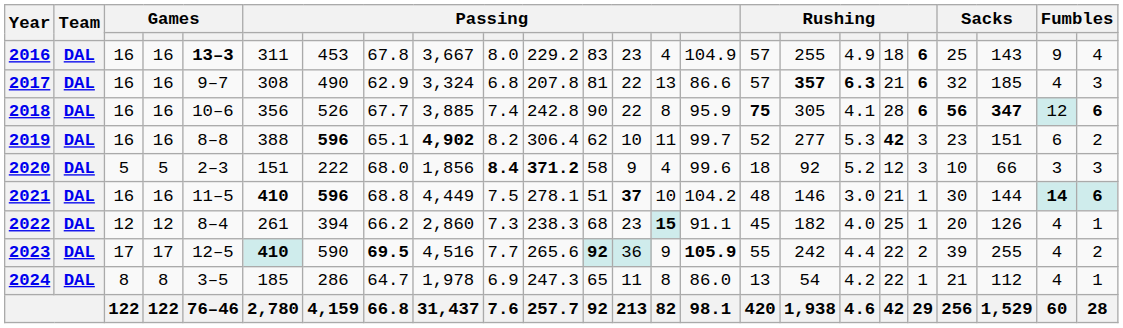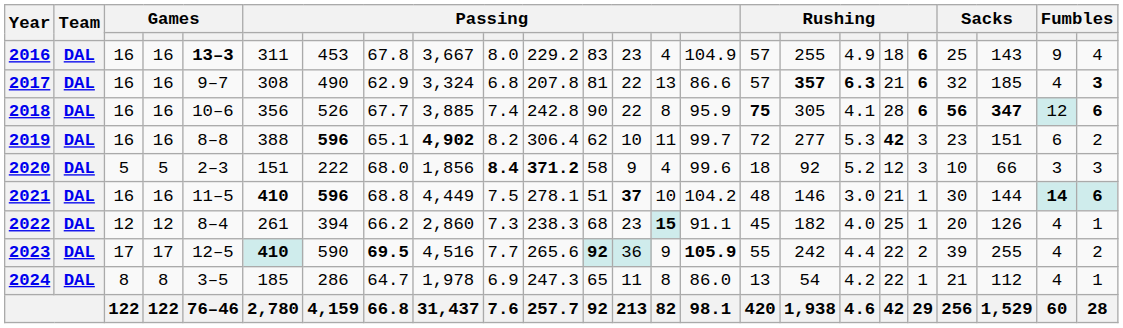(1097, 83) normal -> (1097, 83) bold
(760, 140) 52 -> (760, 140) 72
